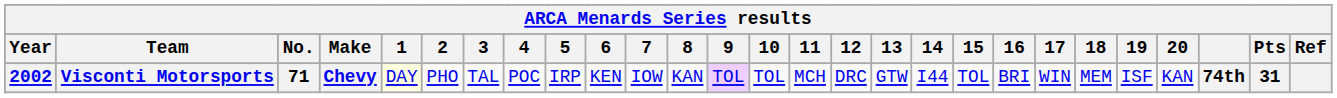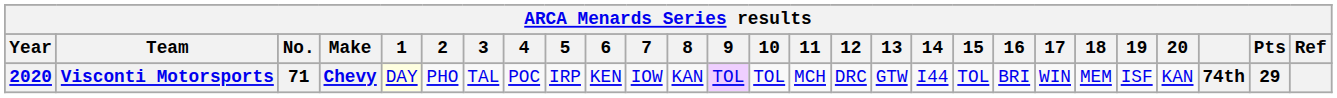(31, 77) 2002 -> (31, 77) 2020
(1270, 77) 31 -> (1270, 77) 29
